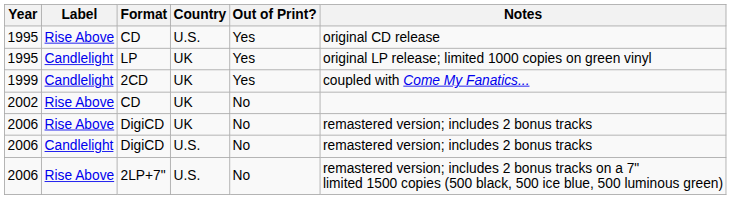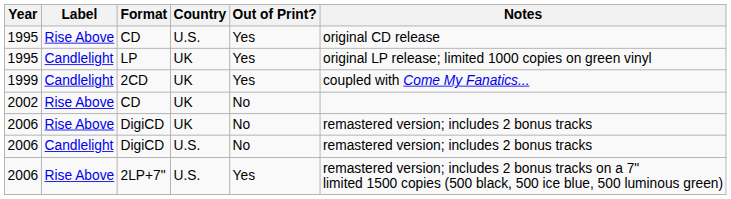(241, 175) No -> (244, 175) Yes
